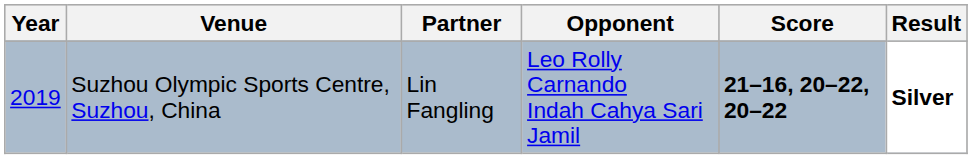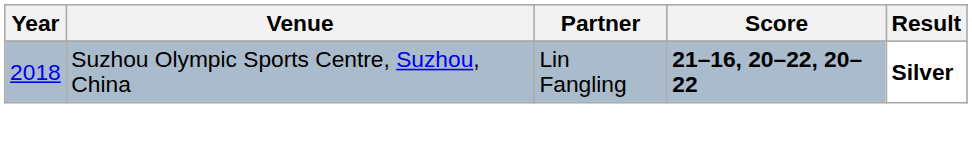- column: (620, 23)
(35, 97) 2019 -> (35, 72) 2018
